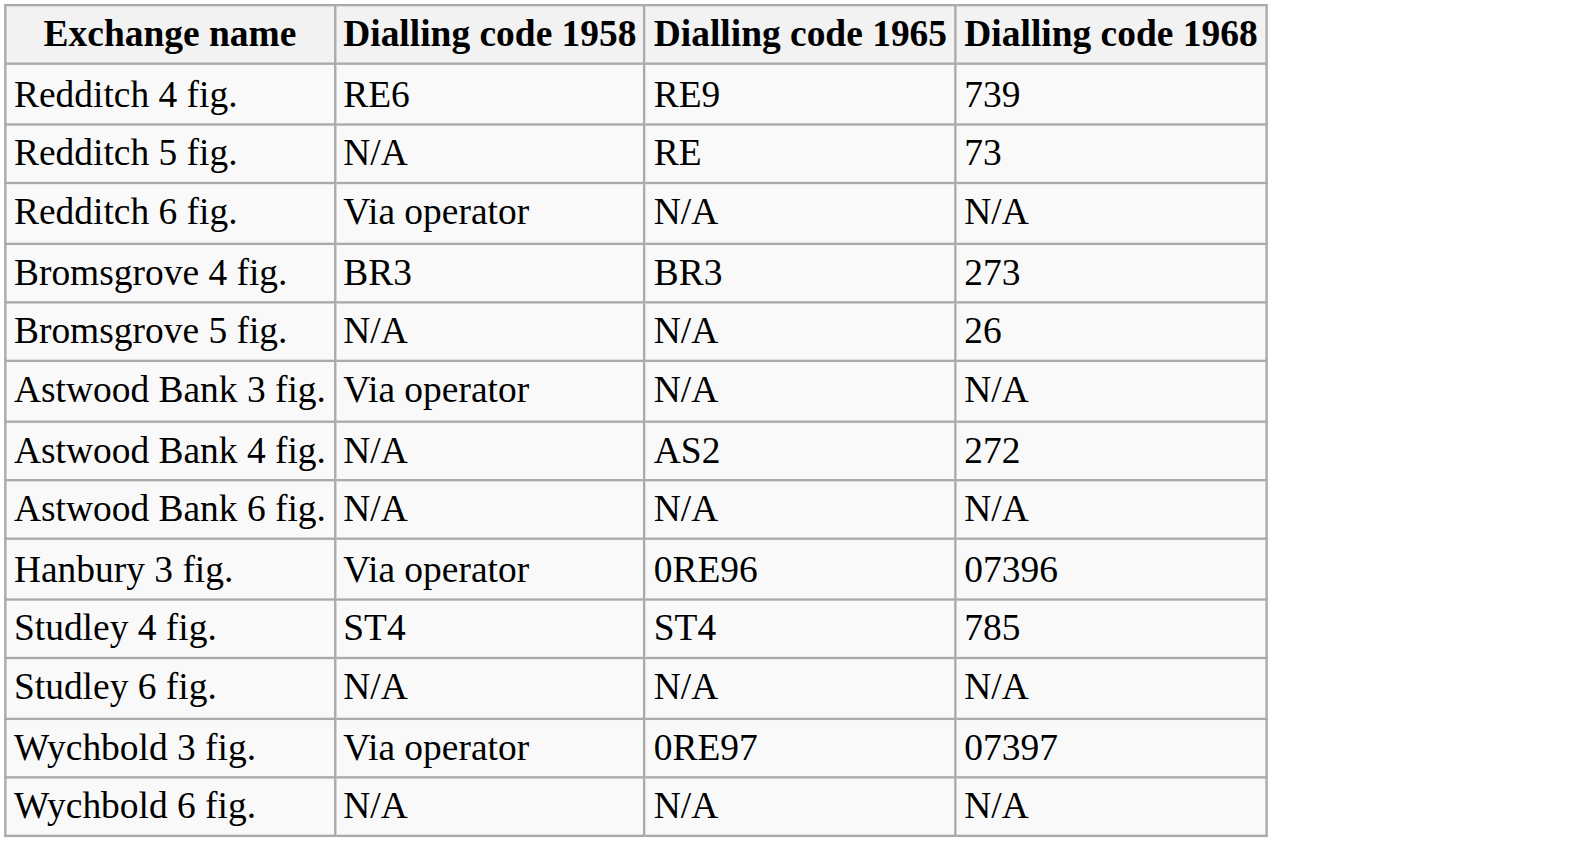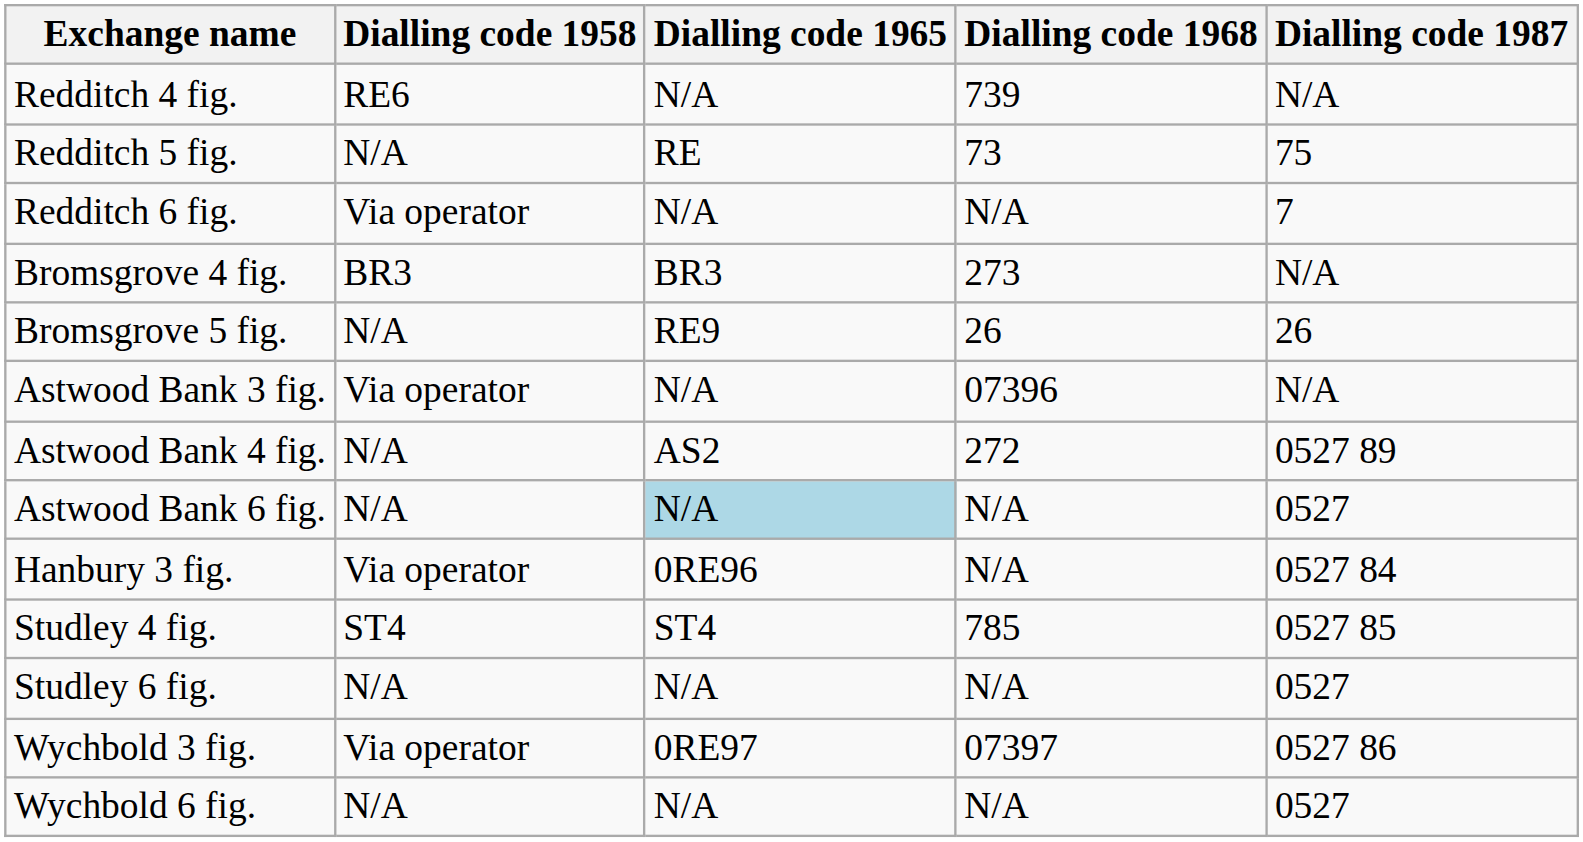+ column: (1422, 34)
(687, 93) RE9 -> (686, 93) N/A
(686, 331) N/A -> (687, 331) RE9
(997, 390) N/A -> (1011, 390) 07396
(686, 509) no background -> (686, 509) lightblue background
(1011, 568) 07396 -> (997, 568) N/A
